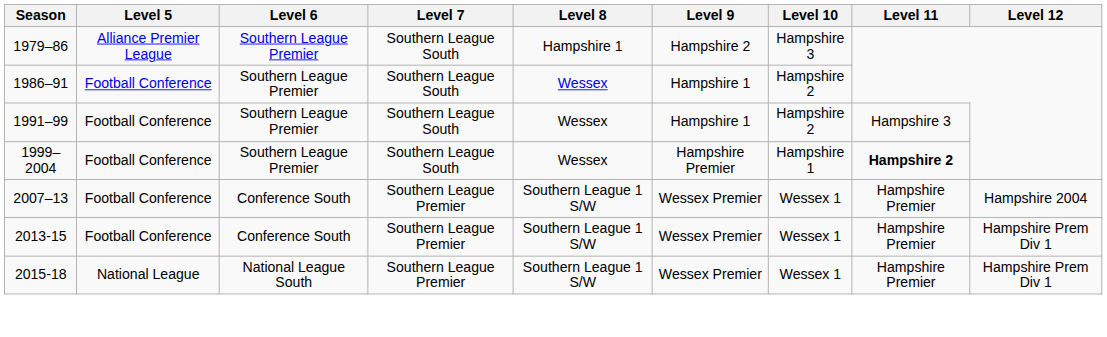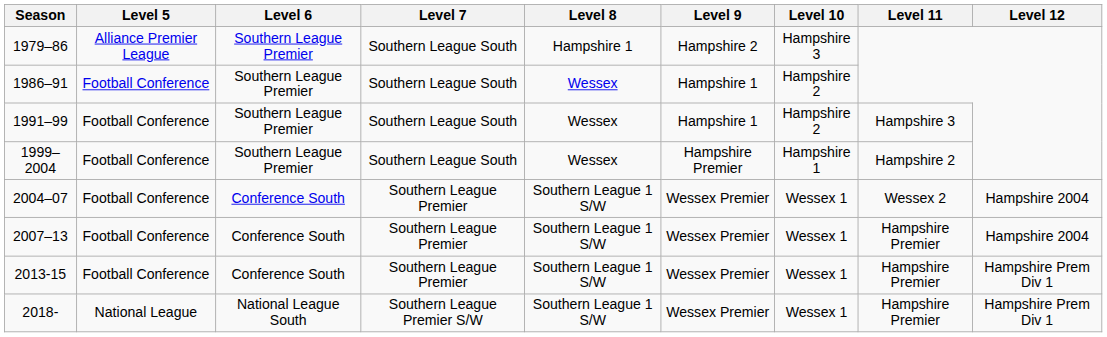(911, 160) bold -> (915, 160) normal
+ row: (40, 198)
- row: (41, 274)
+ row: (40, 313)
